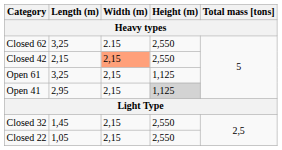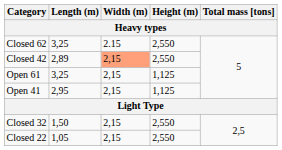(60, 59) 2,15 -> (60, 59) 2,89
(163, 91) lightgrey background -> (163, 91) no background
(60, 122) 1,45 -> (60, 122) 1,50
